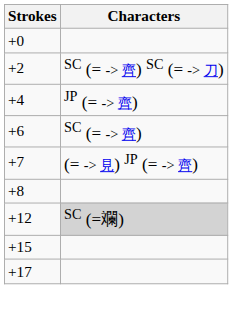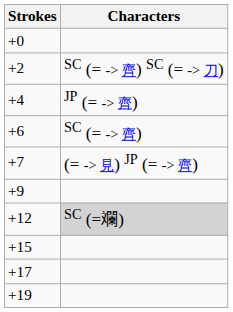- row: (16, 190)
+ row: (16, 190)
+ row: (20, 295)
